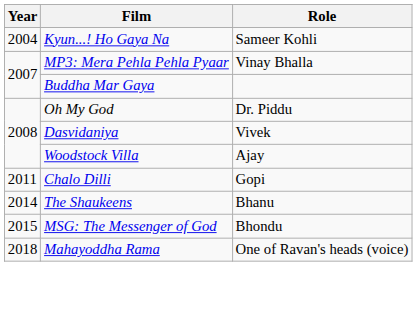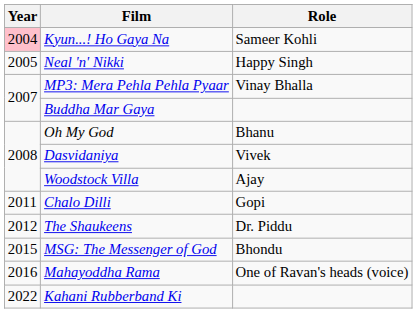(23, 39) no background -> (23, 39) pink background
+ row: (84, 62)
(264, 109) Dr. Piddu -> (255, 132) Bhanu
(23, 202) 2014 -> (23, 226) 2012
(255, 202) Bhanu -> (264, 226) Dr. Piddu
(23, 249) 2018 -> (23, 272) 2016
+ row: (113, 296)
